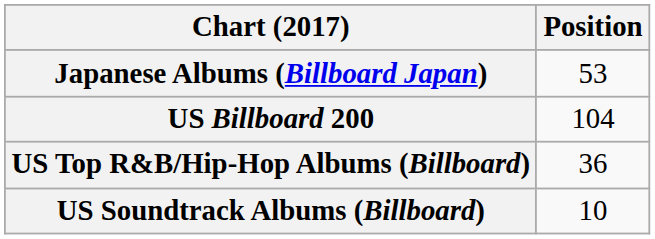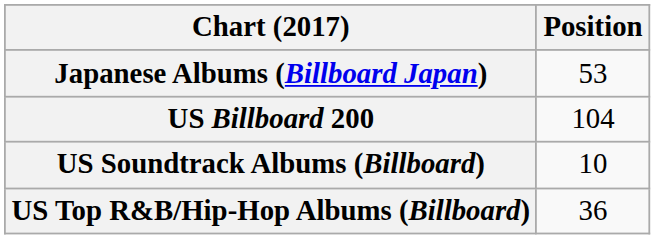rows swapped: (271, 164) <-> (271, 210)
